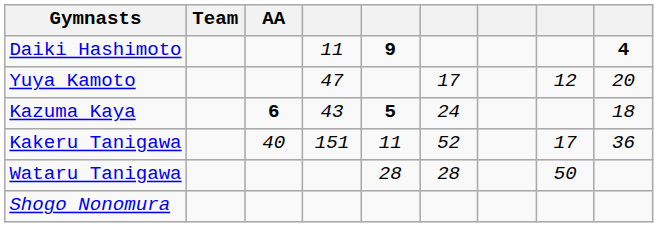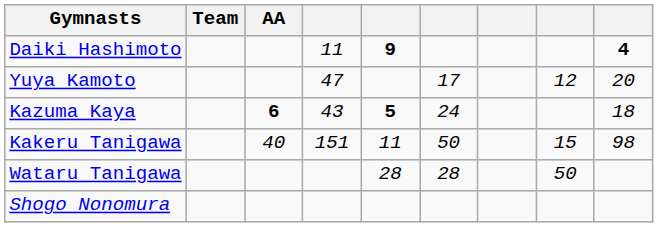(449, 144) 52 -> (449, 144) 50
(565, 144) 17 -> (565, 144) 15
(624, 144) 36 -> (624, 144) 98
